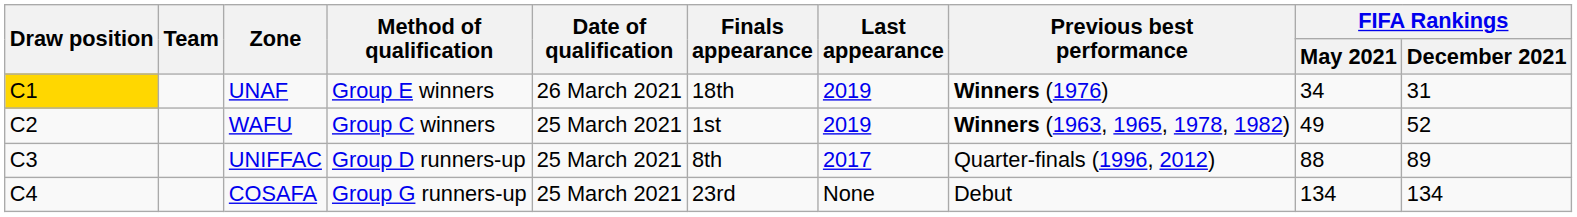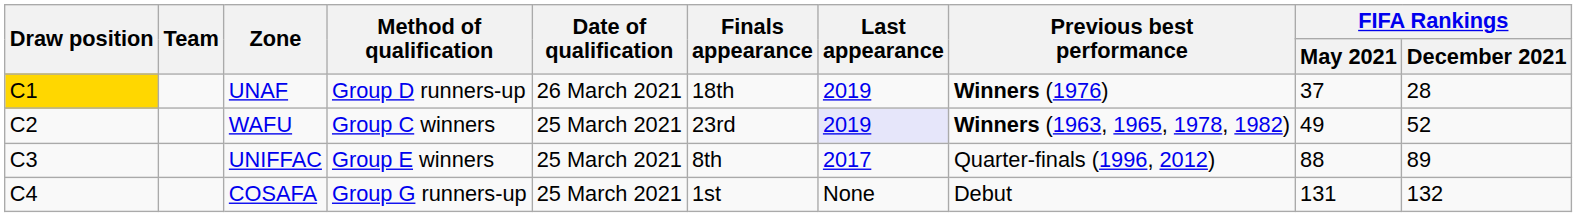(413, 90) Group E winners -> (429, 90) Group D runners-up
(1312, 90) 34 -> (1312, 90) 37
(1419, 90) 31 -> (1419, 90) 28
(706, 125) 1st -> (714, 125) 23rd
(847, 125) no background -> (847, 125) lavender background
(429, 159) Group D runners-up -> (413, 159) Group E winners
(714, 194) 23rd -> (706, 194) 1st
(1318, 194) 134 -> (1318, 194) 131
(1425, 194) 134 -> (1425, 194) 132
